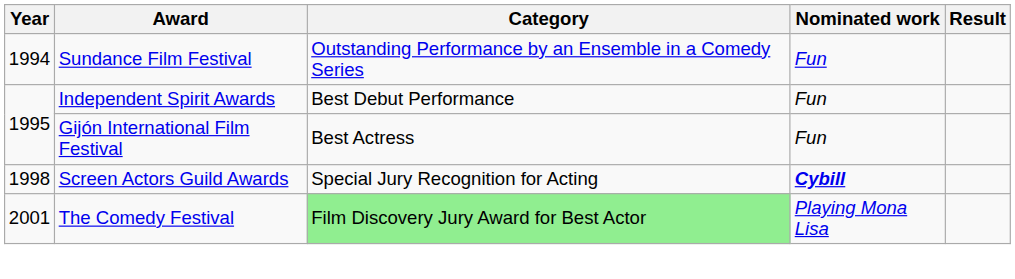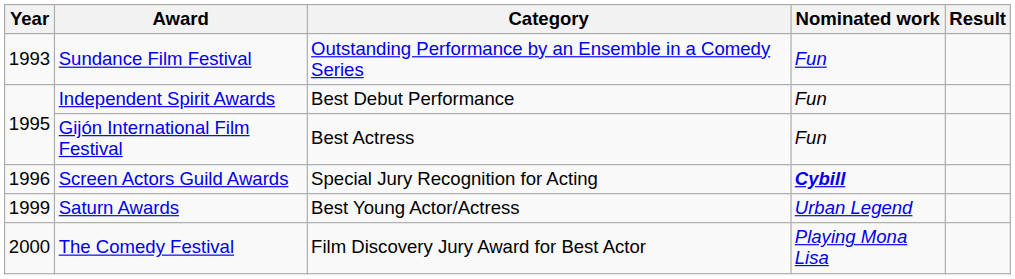(30, 59) 1994 -> (30, 59) 1993
(30, 178) 1998 -> (30, 178) 1996
+ row: (119, 208)
(30, 218) 2001 -> (30, 248) 2000
(479, 218) lightgreen background -> (479, 248) no background
